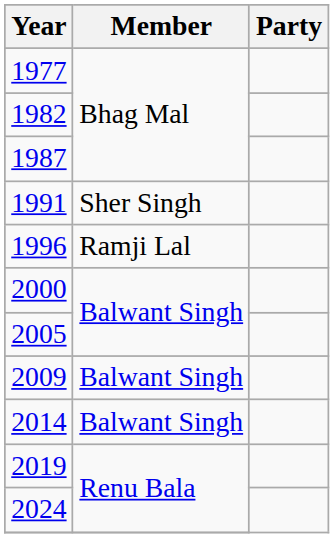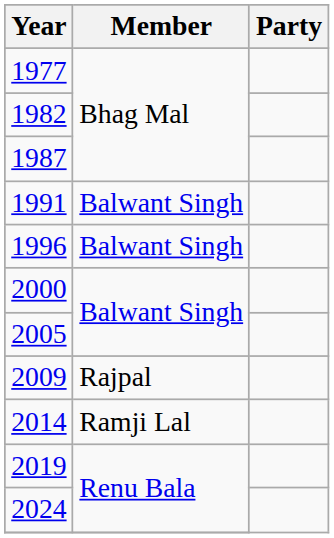(140, 202) Sher Singh -> (161, 202) Balwant Singh
(135, 245) Ramji Lal -> (161, 245) Balwant Singh
(161, 377) Balwant Singh -> (115, 377) Rajpal
(161, 421) Balwant Singh -> (135, 421) Ramji Lal
